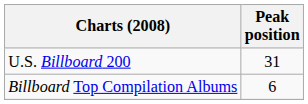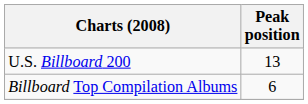(272, 61) 31 -> (272, 61) 13
